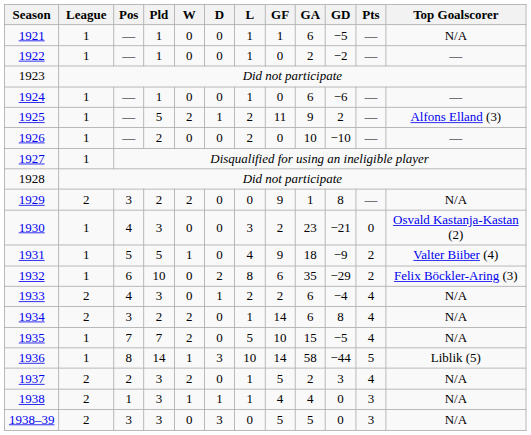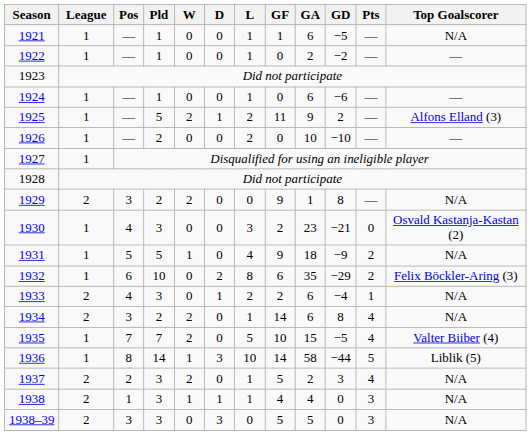(456, 255) Valter Biiber (4) -> (456, 255) N/A
(371, 296) 4 -> (371, 296) 1
(456, 337) N/A -> (456, 337) Valter Biiber (4)
